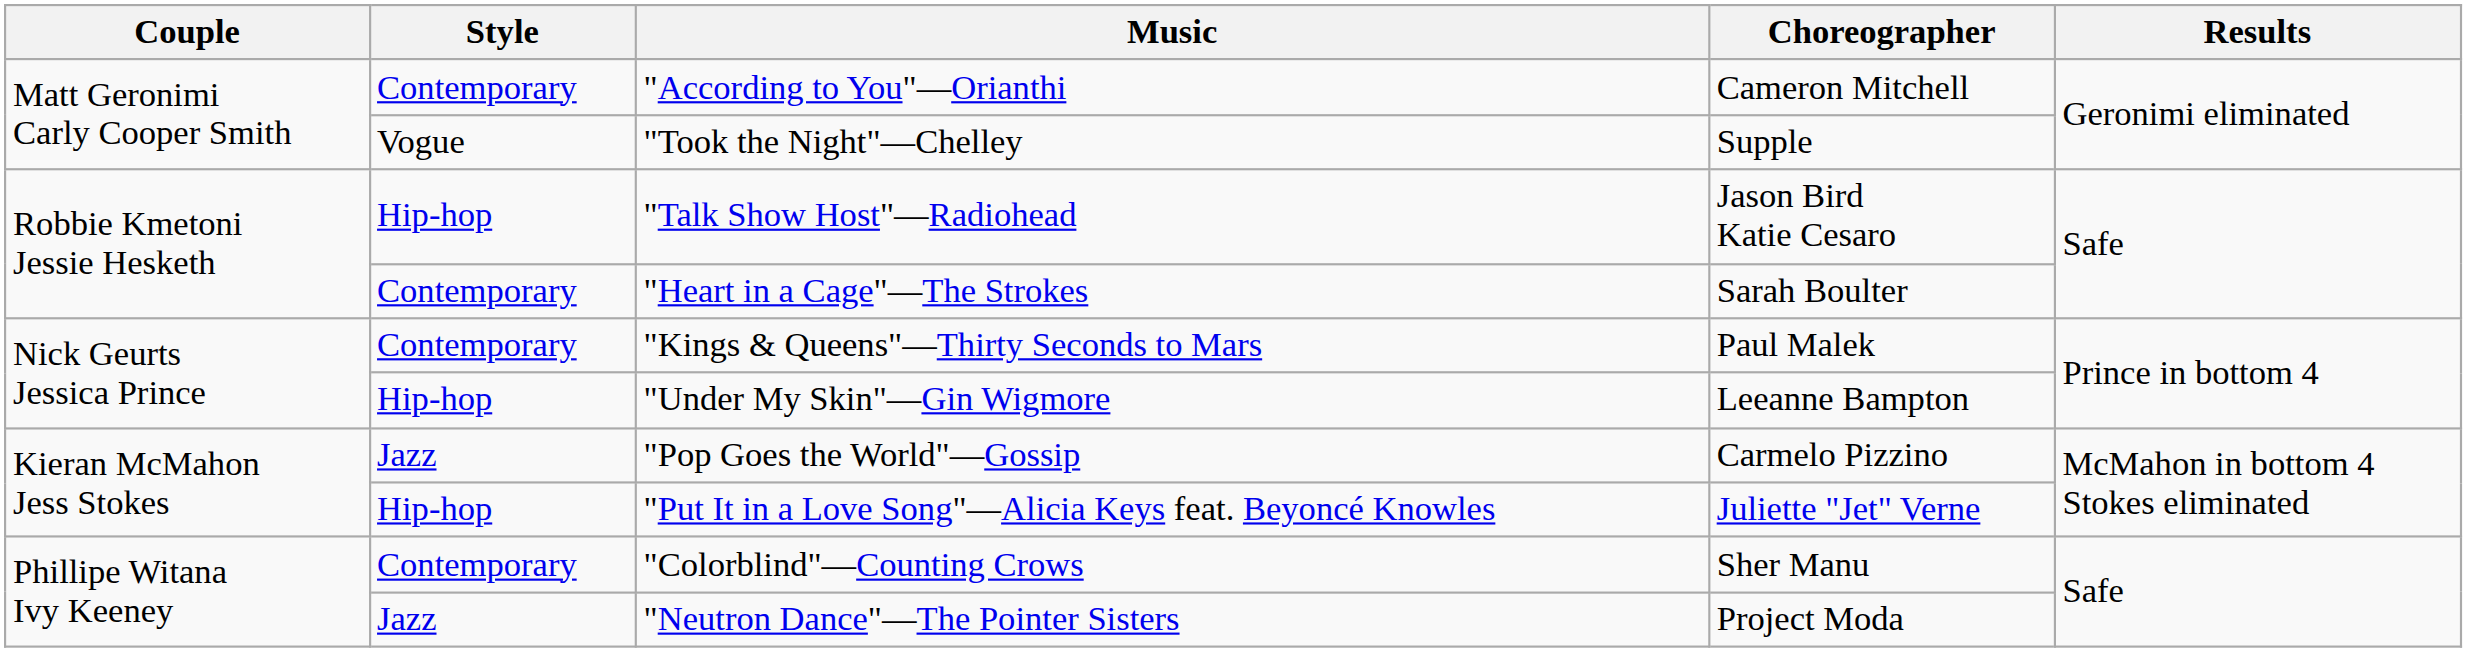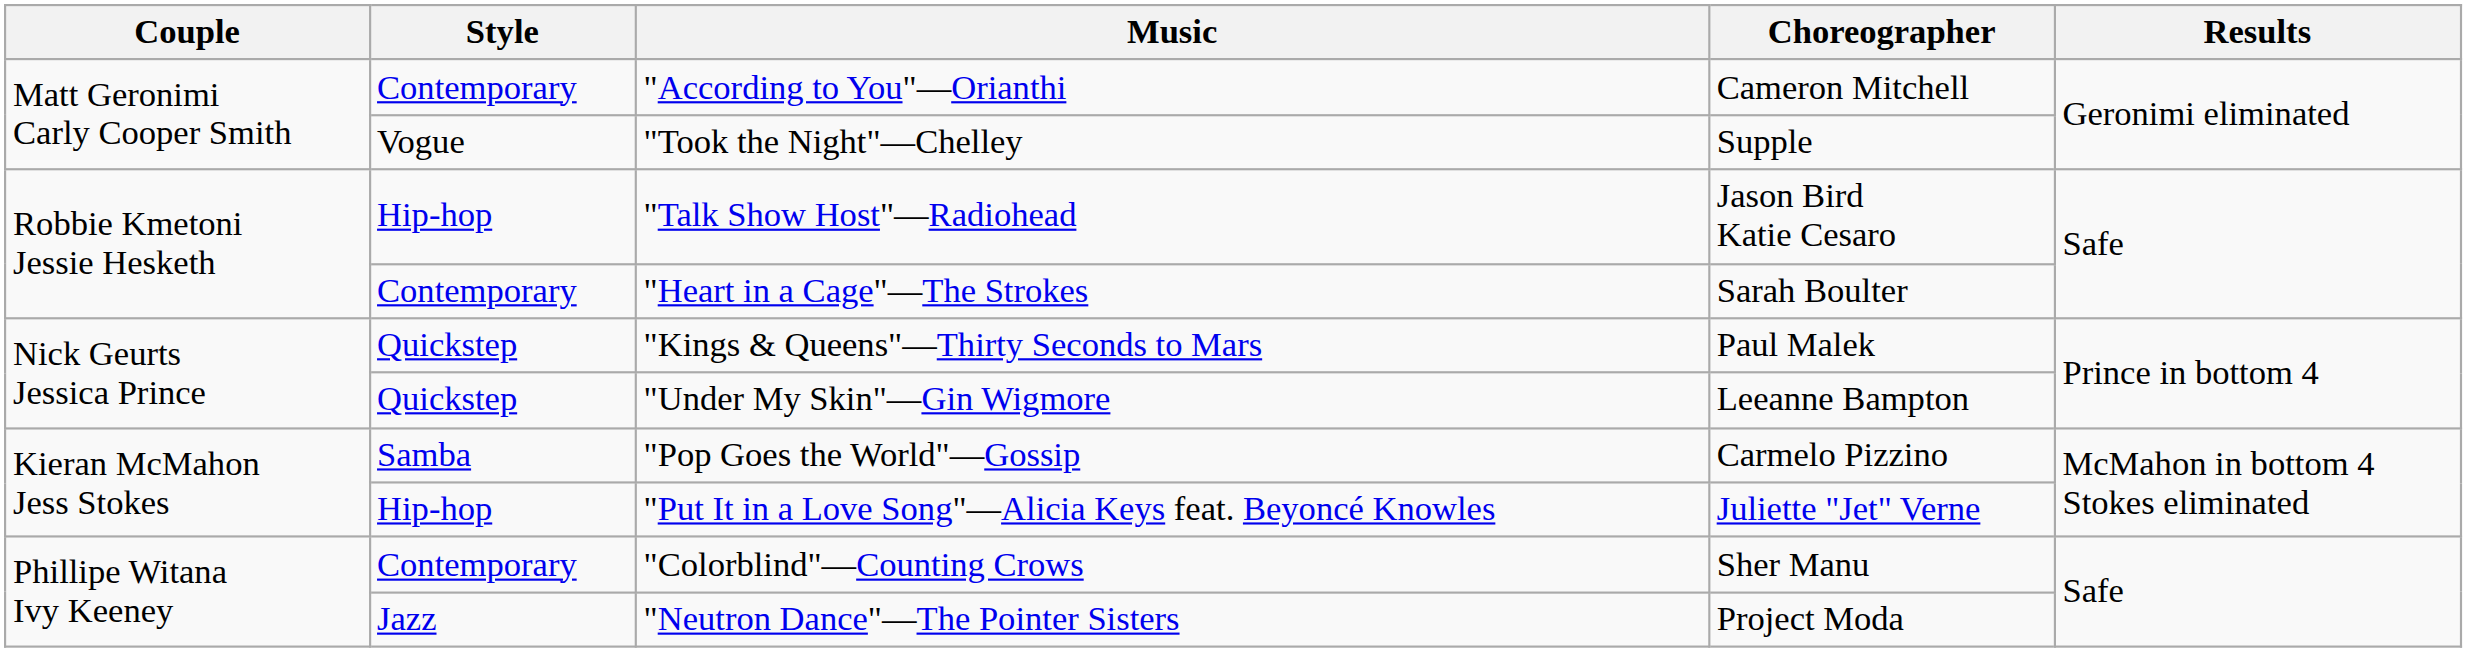(477, 344) Contemporary -> (447, 344) Quickstep
(435, 399) Hip-hop -> (447, 399) Quickstep
(407, 454) Jazz -> (424, 454) Samba
